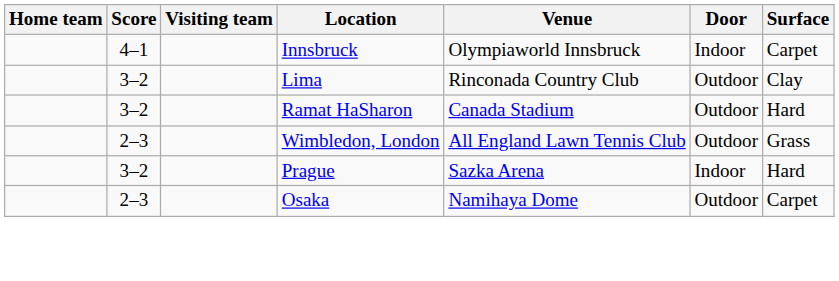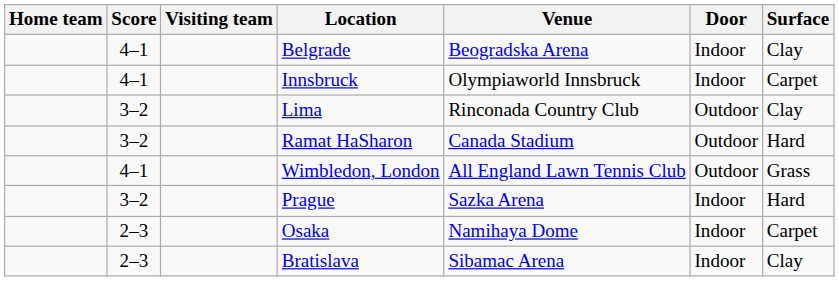+ row: (316, 49)
(134, 140) 2–3 -> (134, 170) 4–1
(726, 200) Outdoor -> (720, 230) Indoor
+ row: (320, 261)
